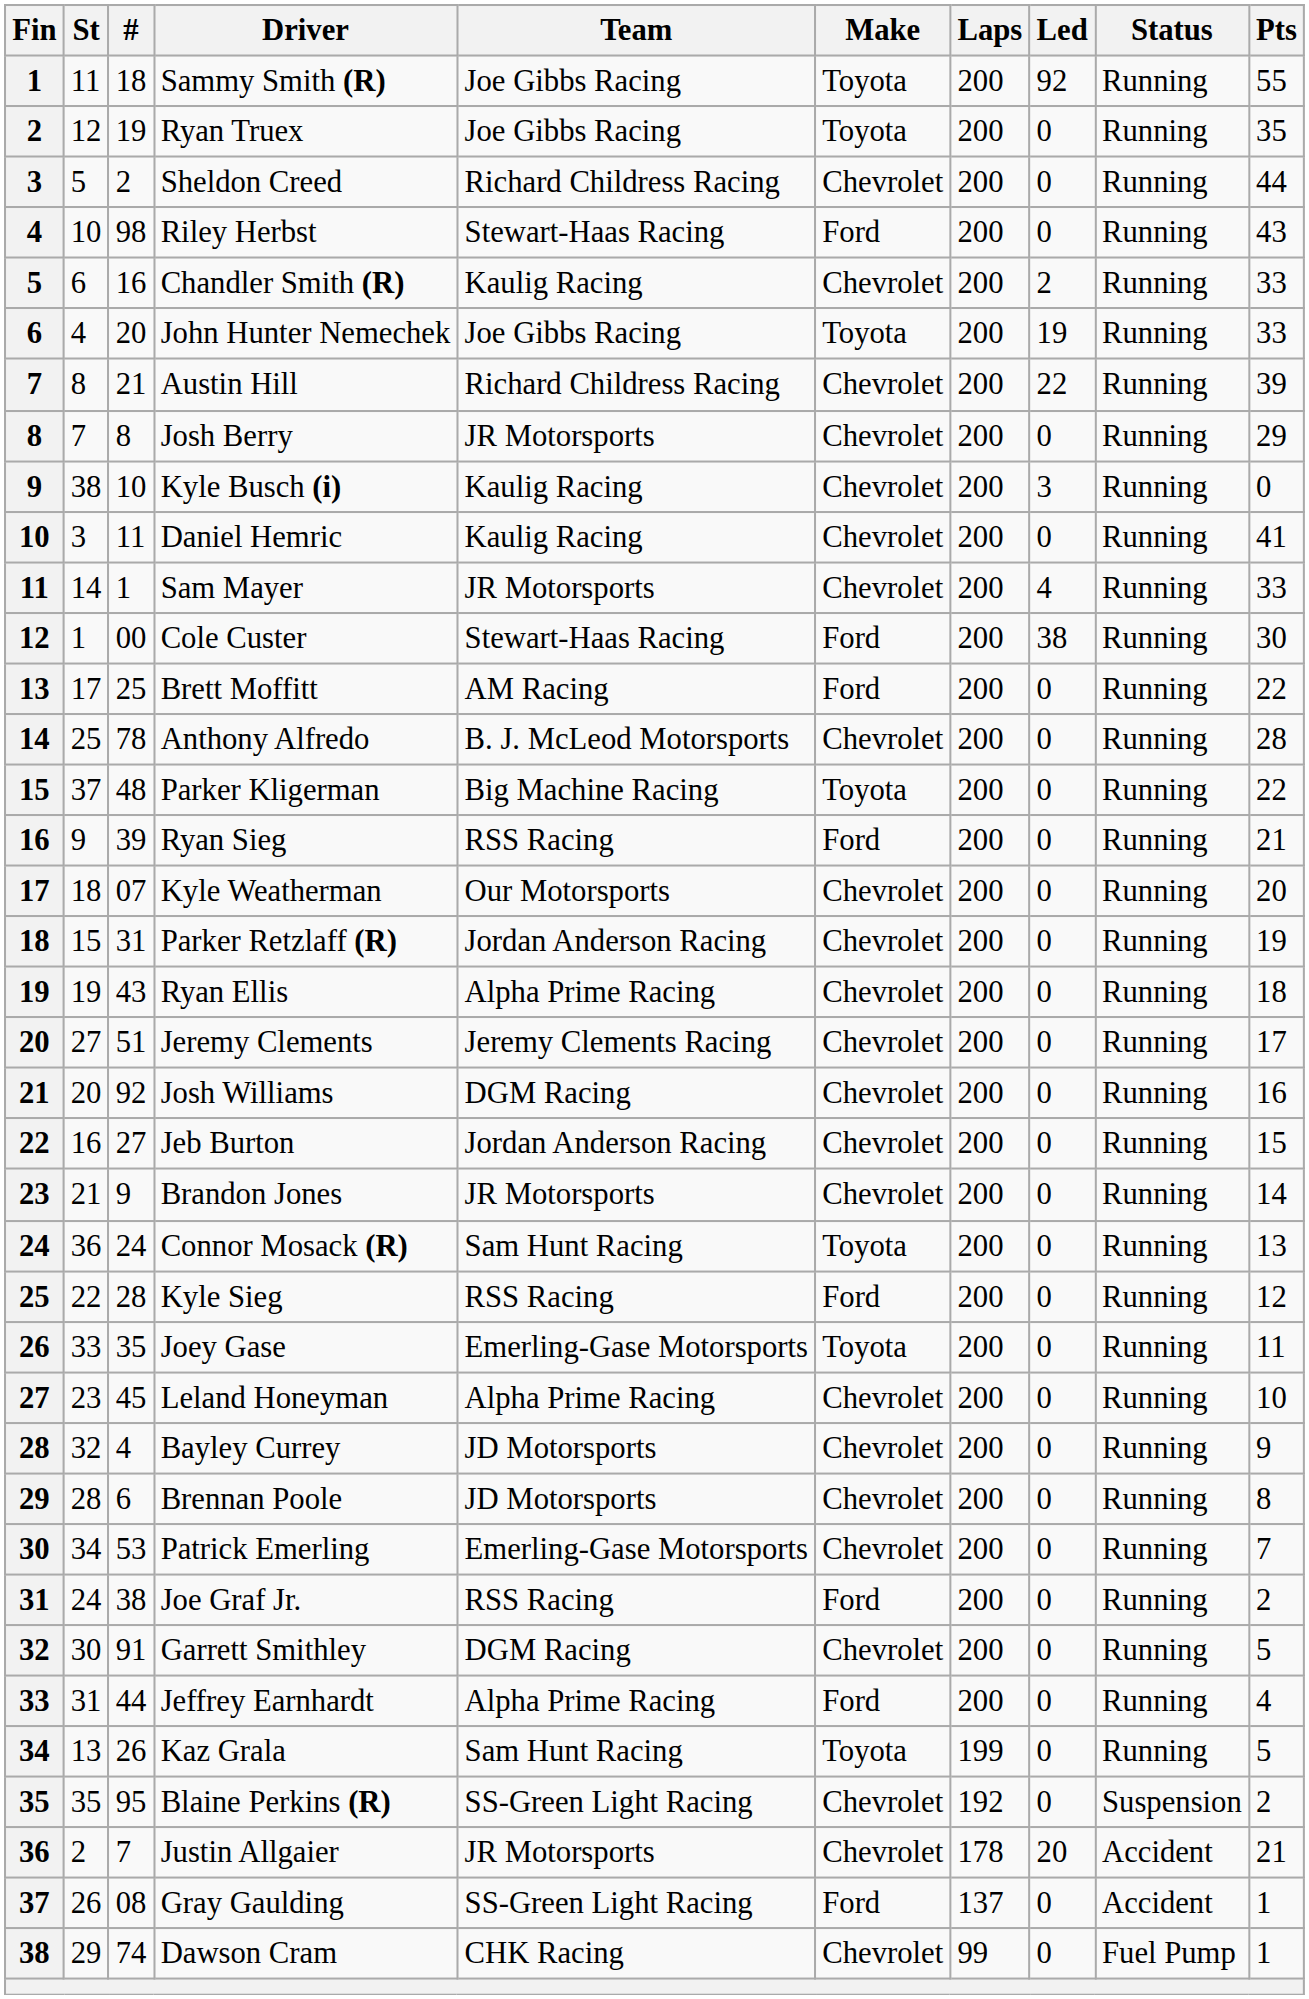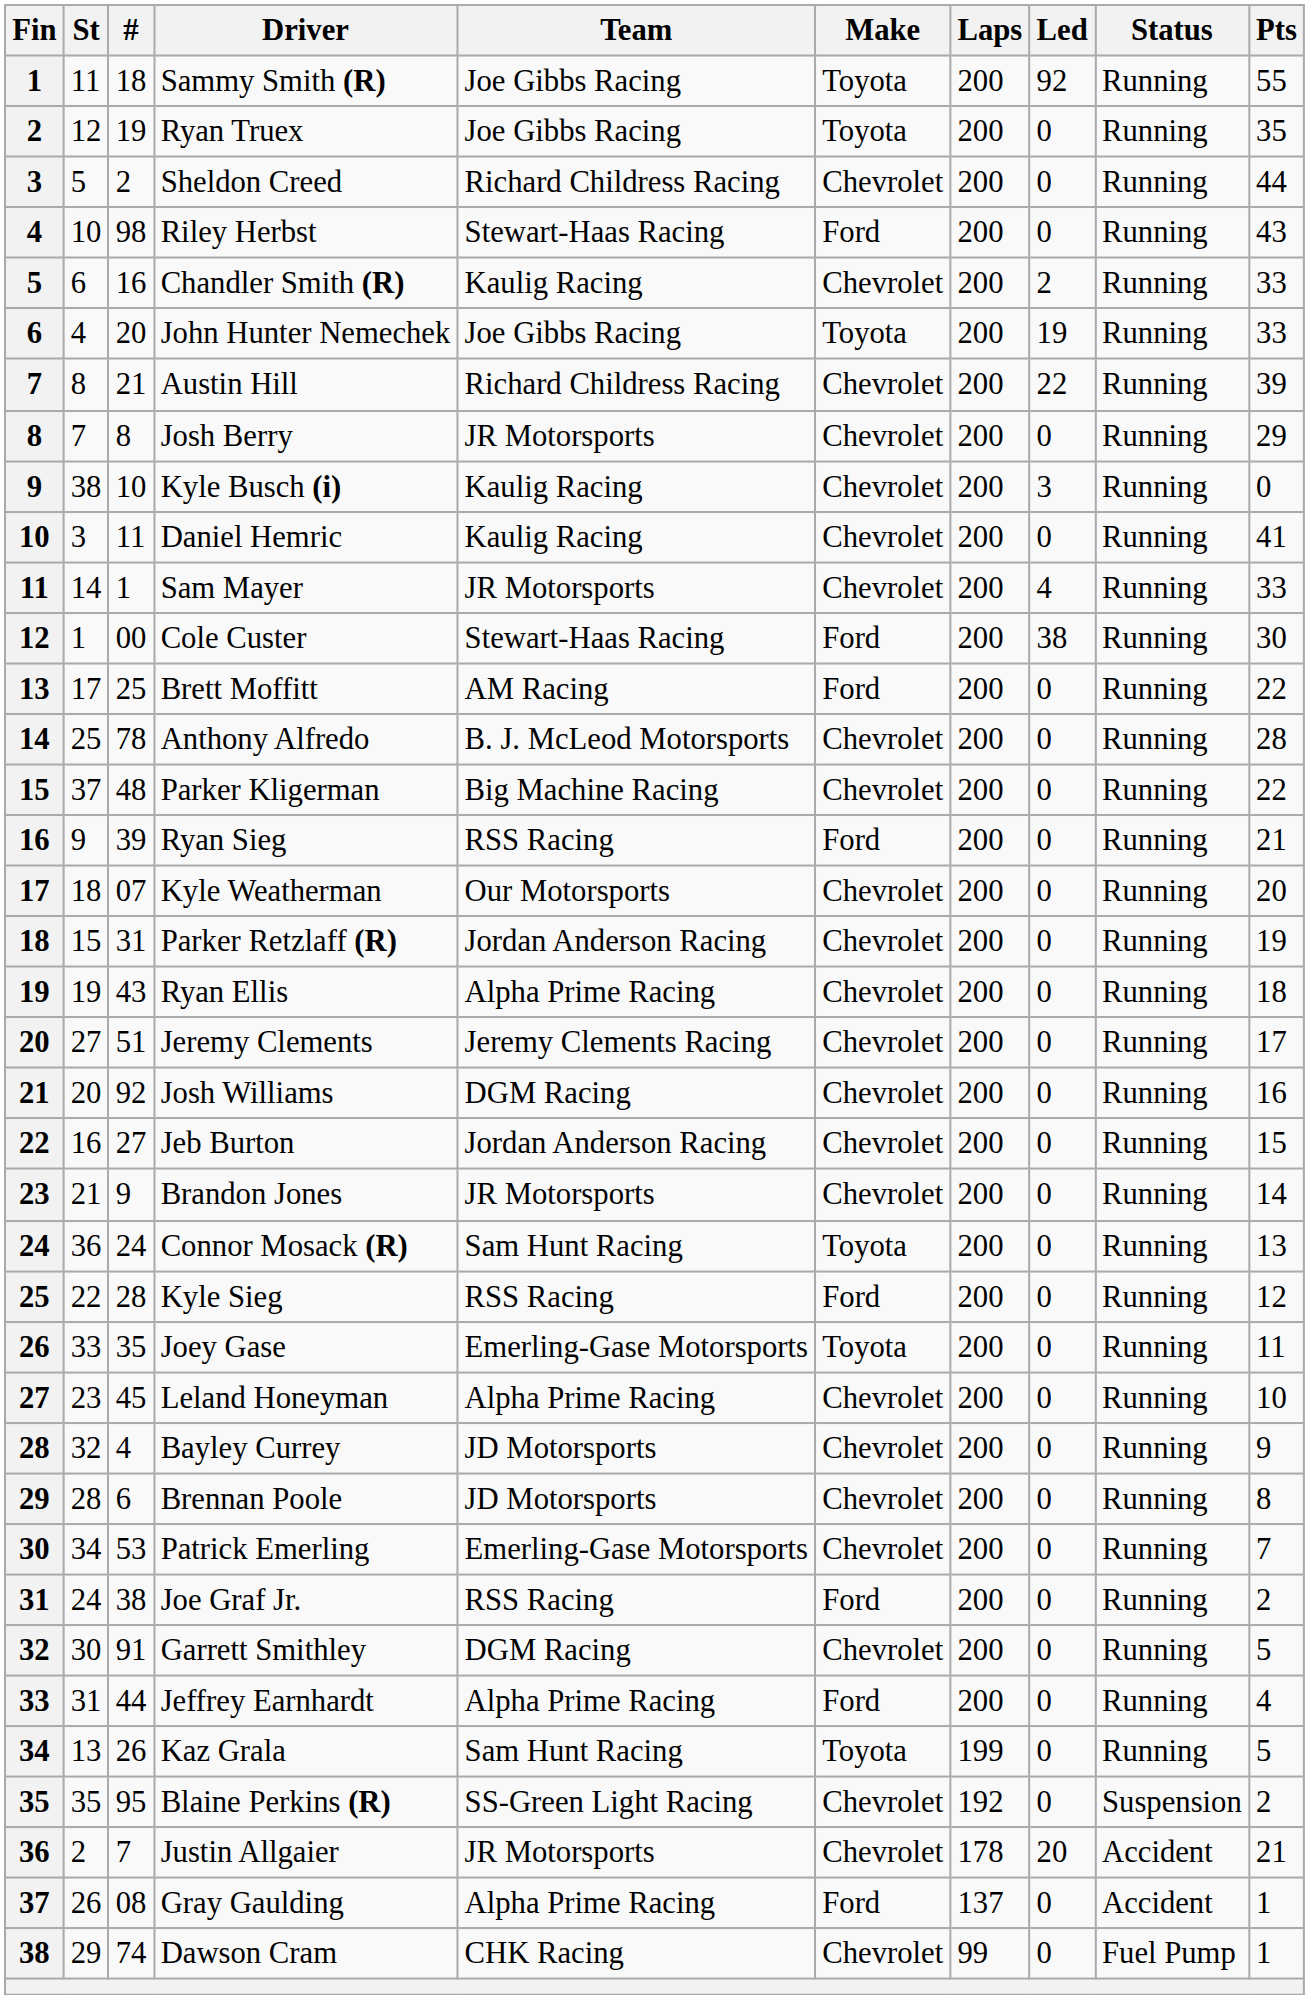(865, 789) Toyota -> (883, 789) Chevrolet
(609, 1903) SS-Green Light Racing -> (590, 1903) Alpha Prime Racing
